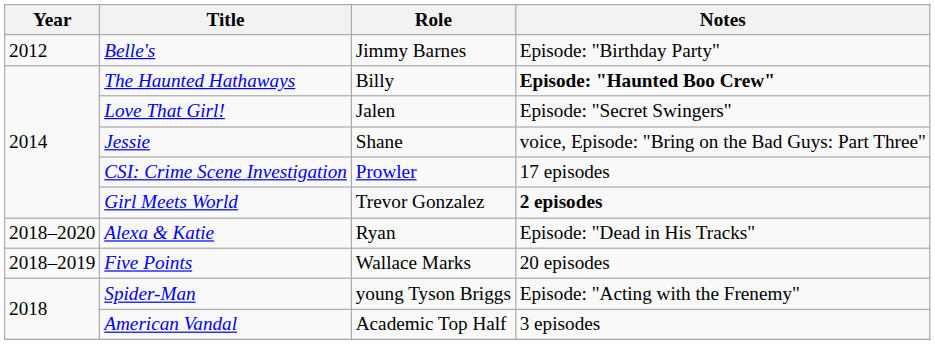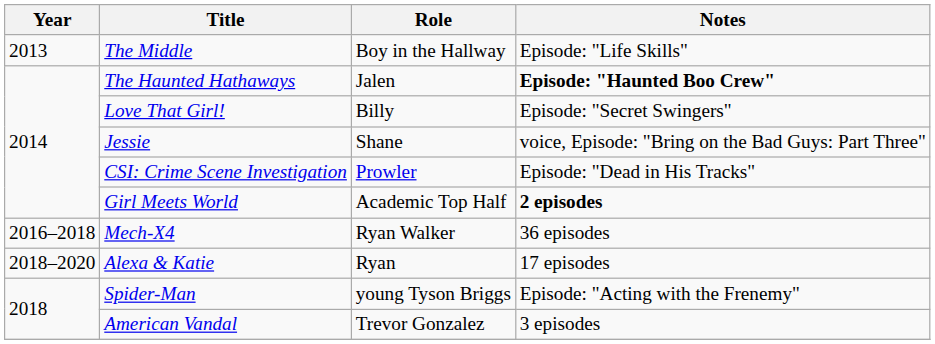- row: (130, 50)
+ row: (148, 50)
(375, 80) Billy -> (375, 80) Jalen
(375, 111) Jalen -> (375, 111) Billy
(565, 171) 17 episodes -> (637, 171) Episode: "Dead in His Tracks"
(420, 202) Trevor Gonzalez -> (431, 202) Academic Top Half
+ row: (139, 232)
(637, 232) Episode: "Dead in His Tracks" -> (565, 263) 17 episodes
- row: (148, 263)
(431, 324) Academic Top Half -> (420, 324) Trevor Gonzalez
